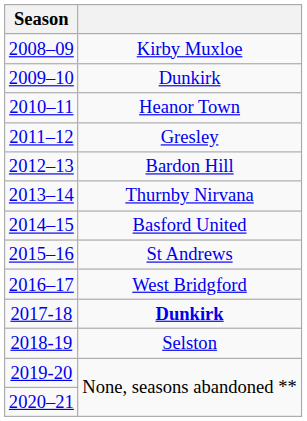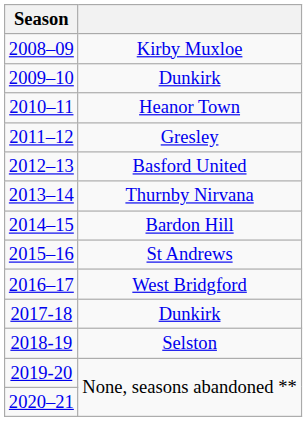(190, 166) Bardon Hill -> (190, 166) Basford United
(190, 225) Basford United -> (190, 225) Bardon Hill
(190, 313) bold -> (190, 313) normal
